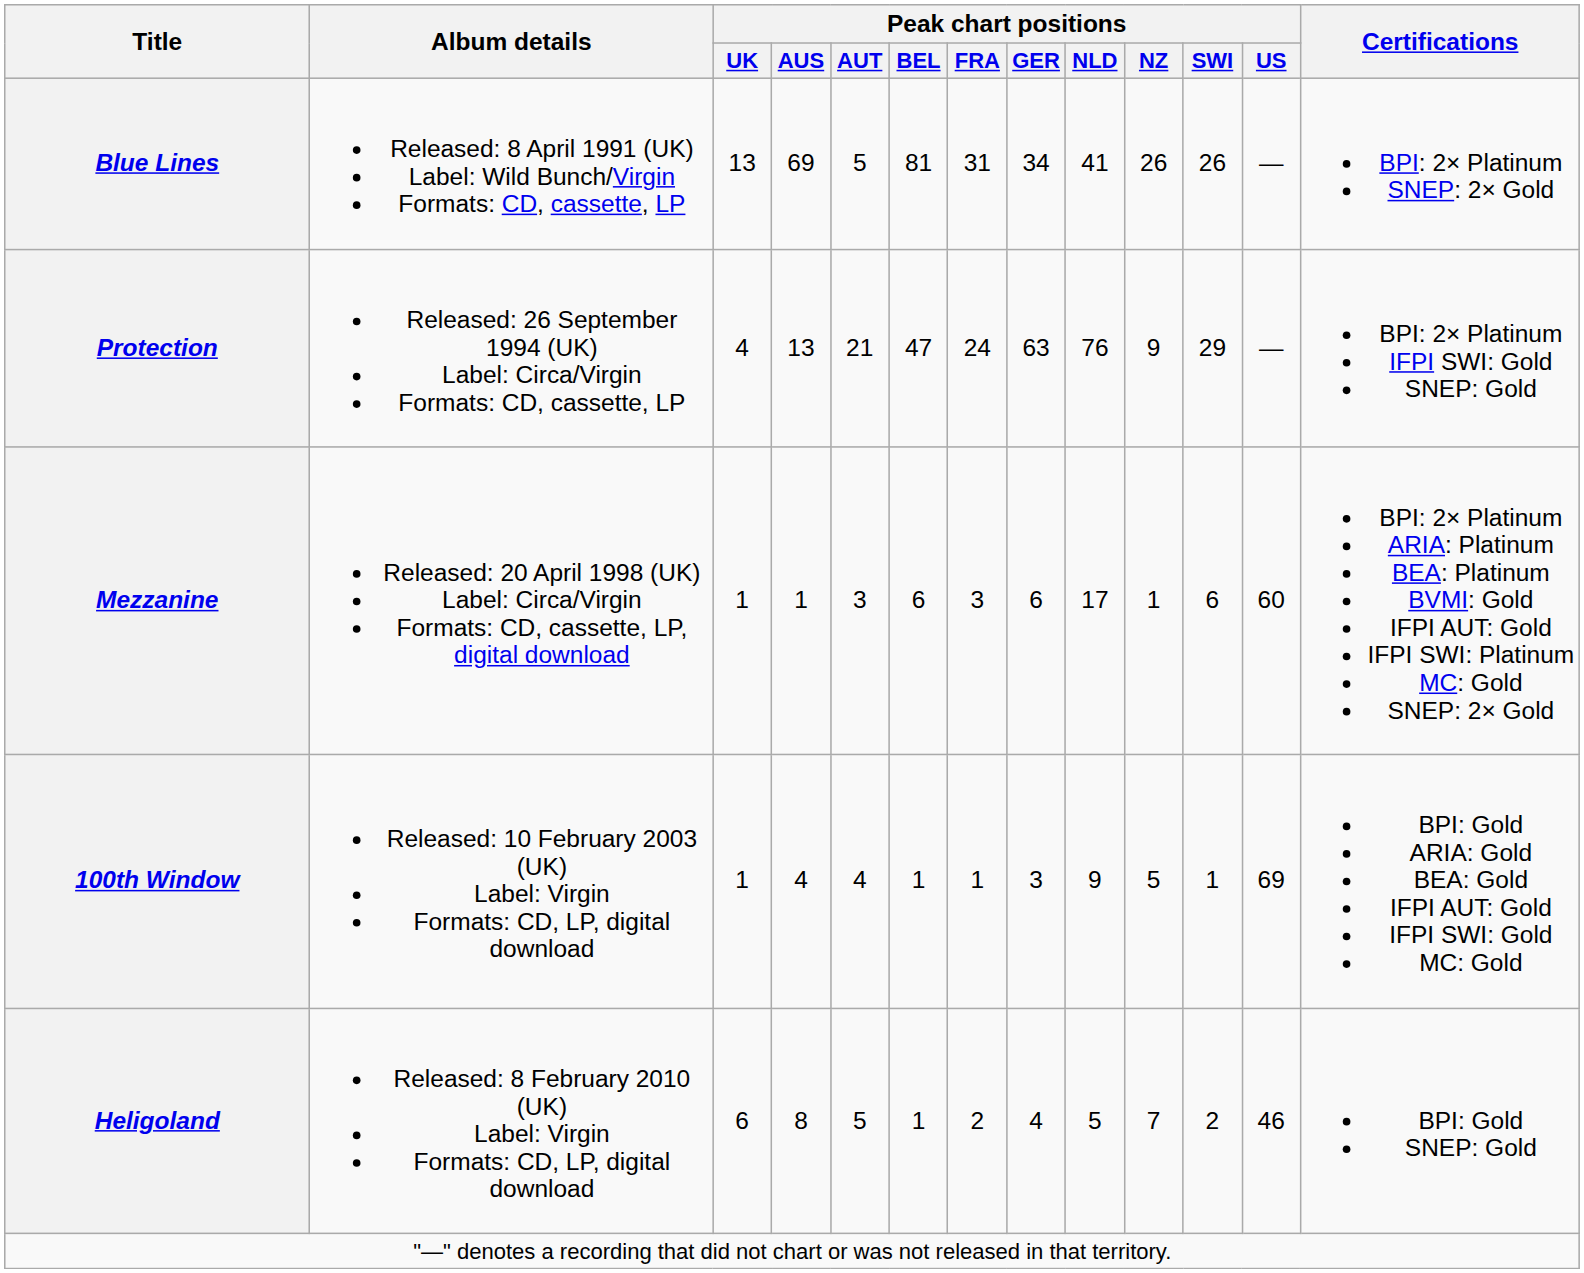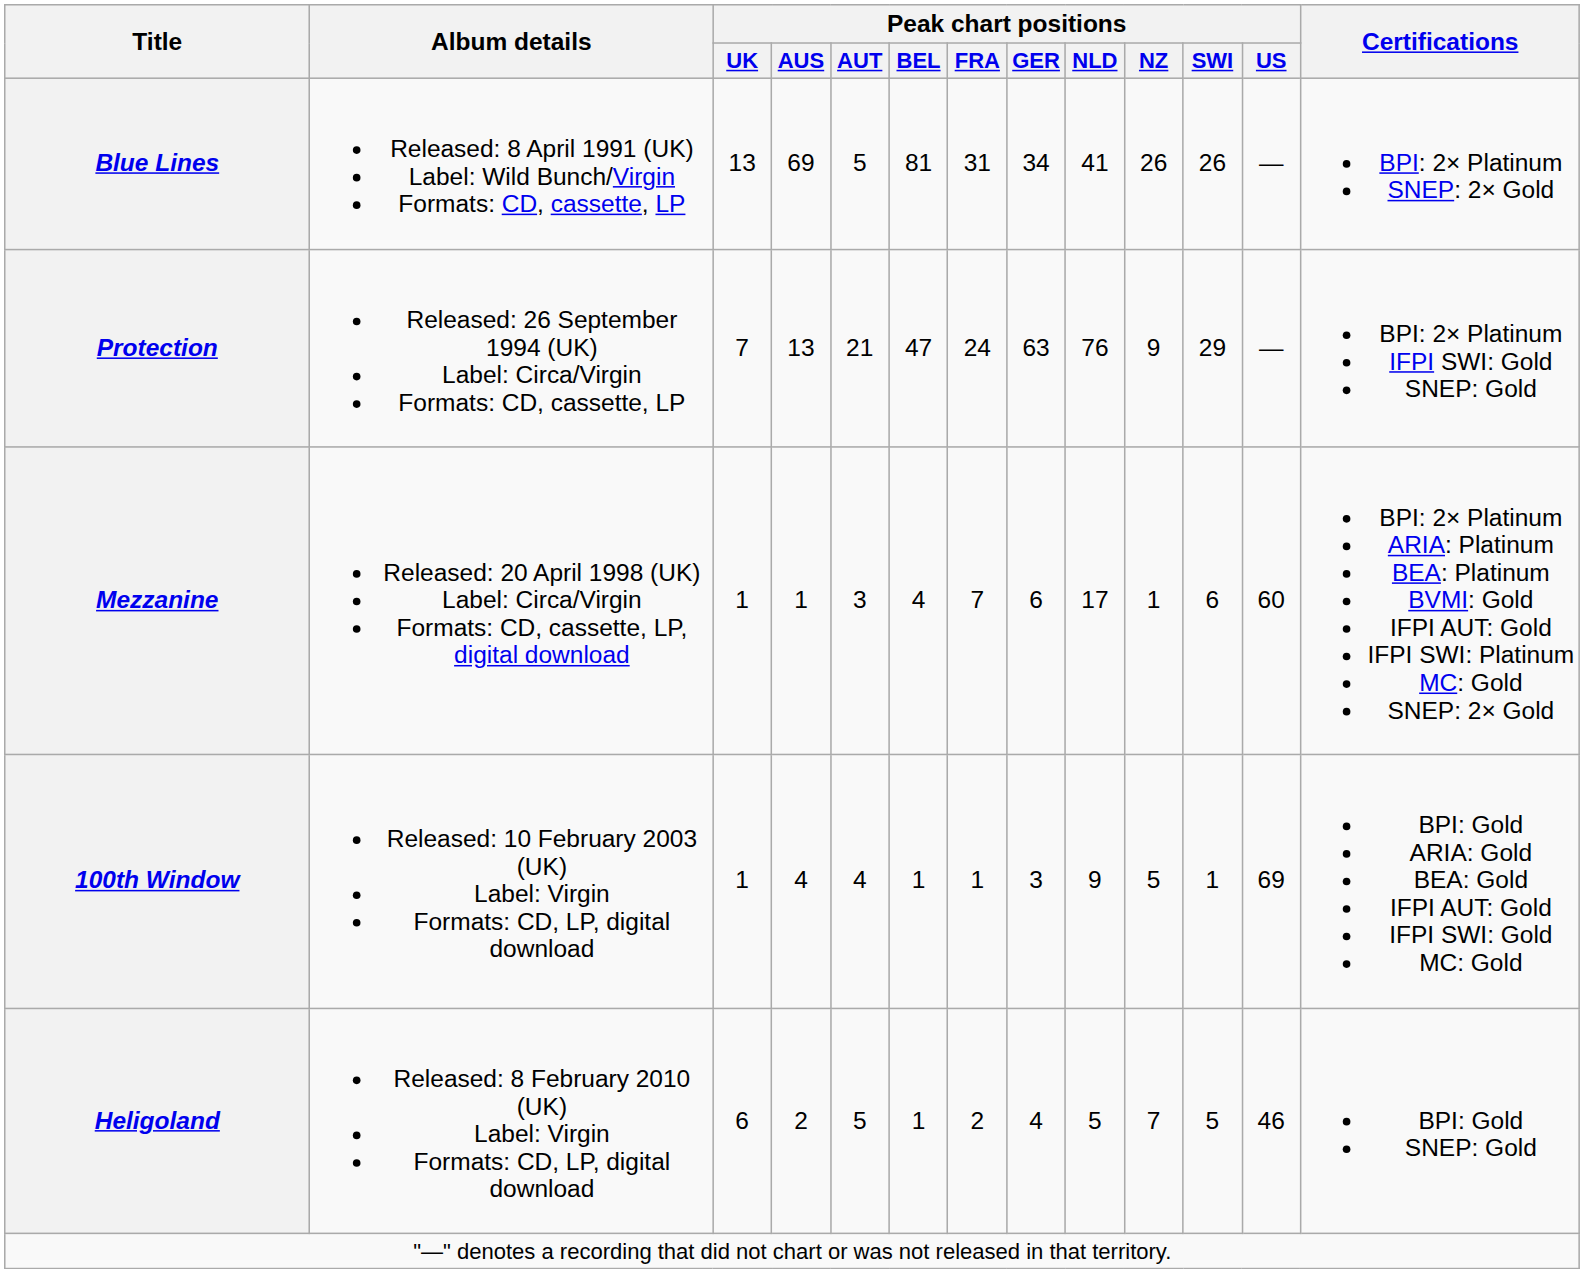(742, 347) 4 -> (742, 347) 7
(919, 600) 6 -> (919, 600) 4
(977, 600) 3 -> (977, 600) 7
(801, 1120) 8 -> (801, 1120) 2
(1212, 1120) 2 -> (1212, 1120) 5
